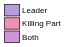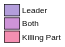rows swapped: (41, 23) <-> (30, 37)
